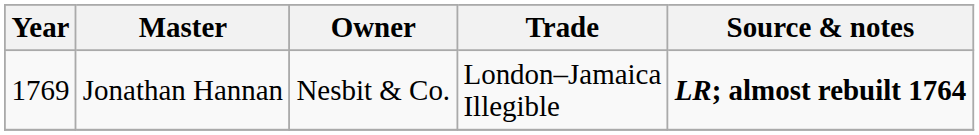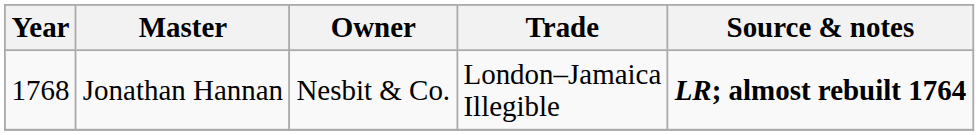(41, 89) 1769 -> (41, 89) 1768
